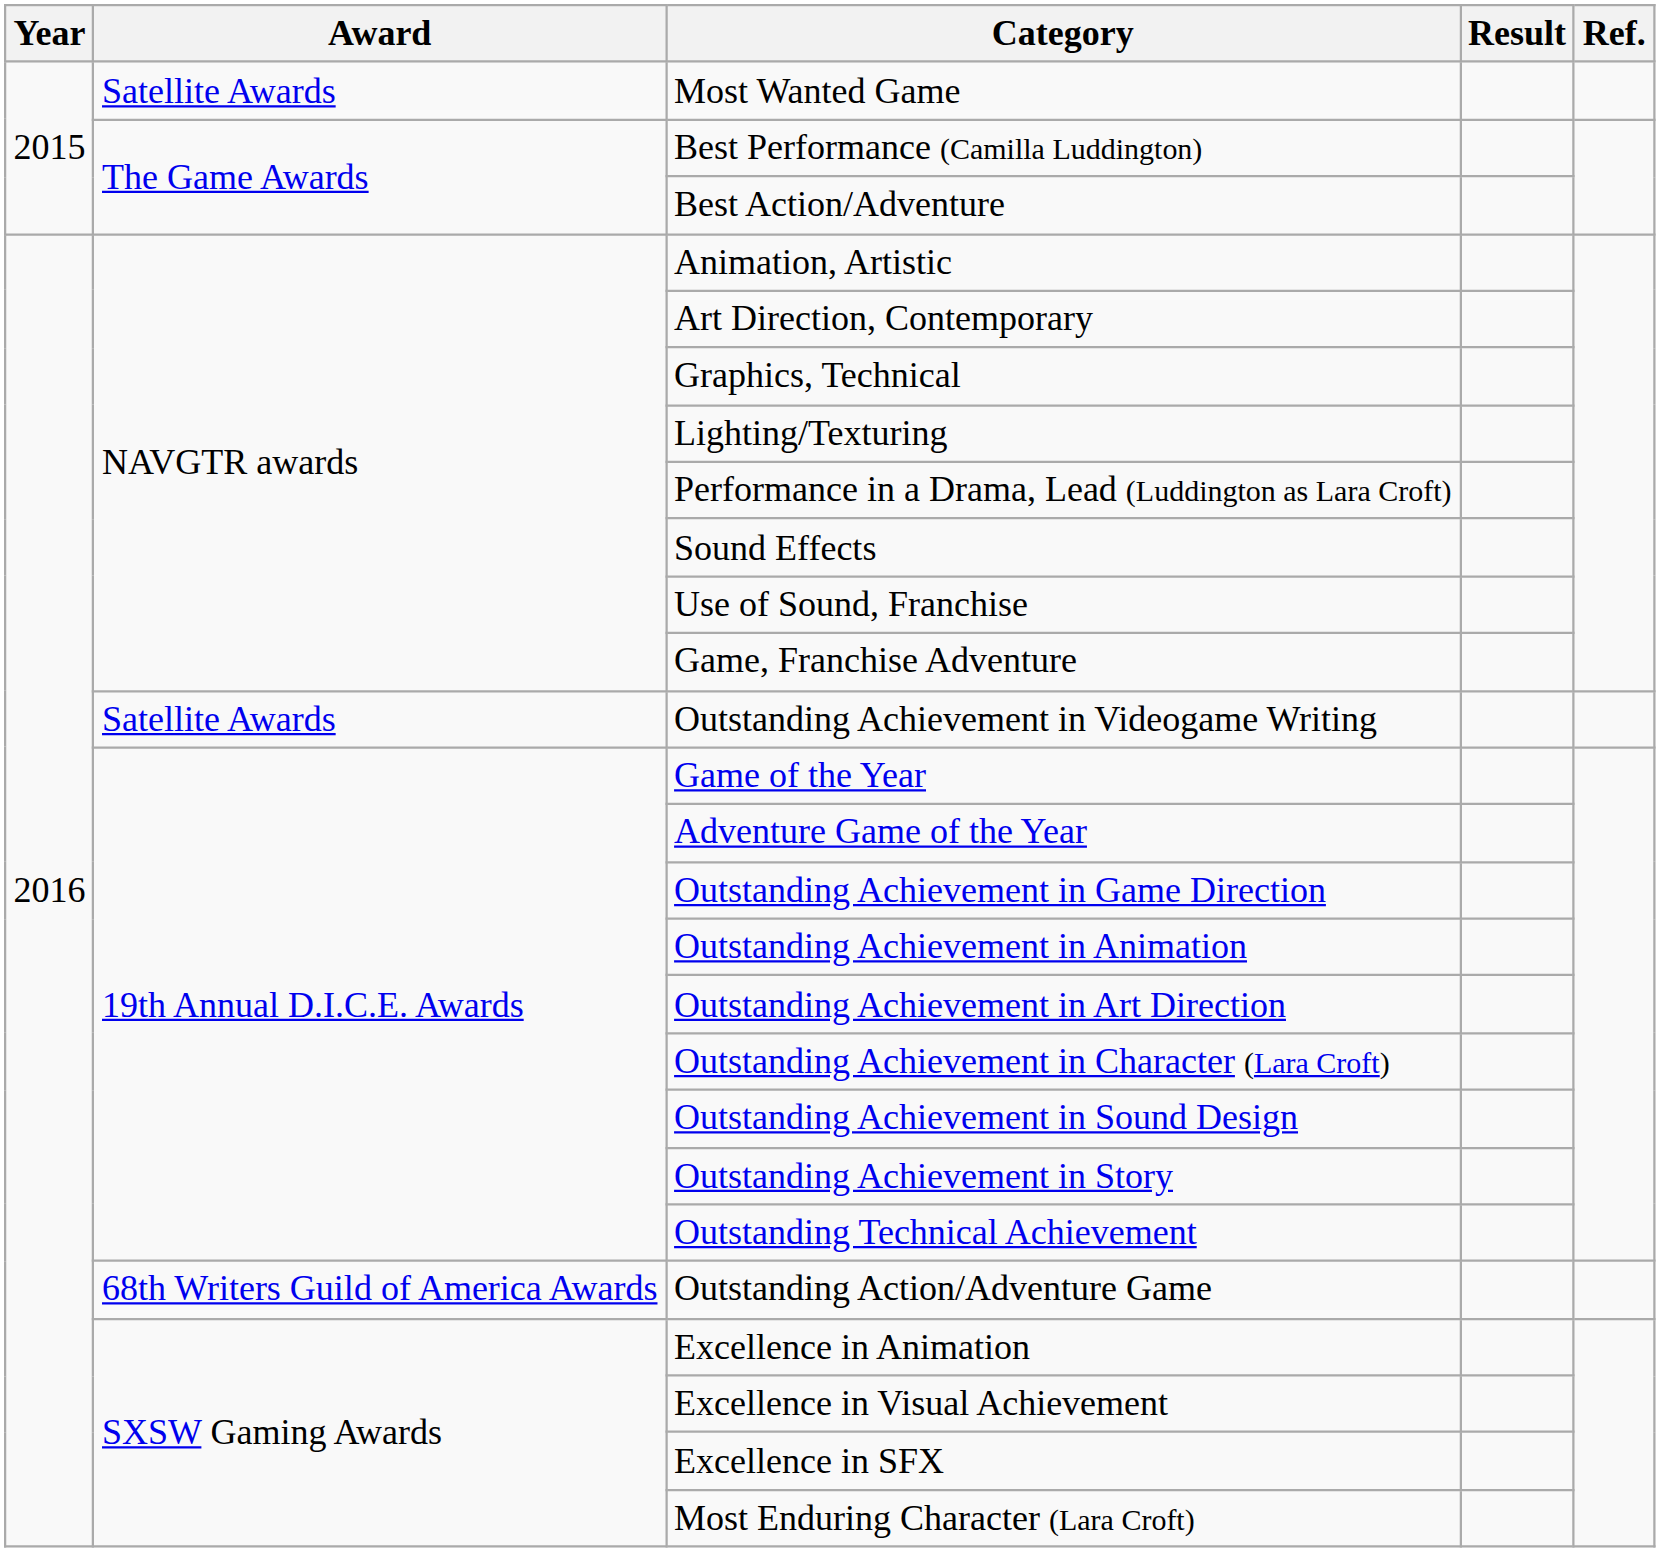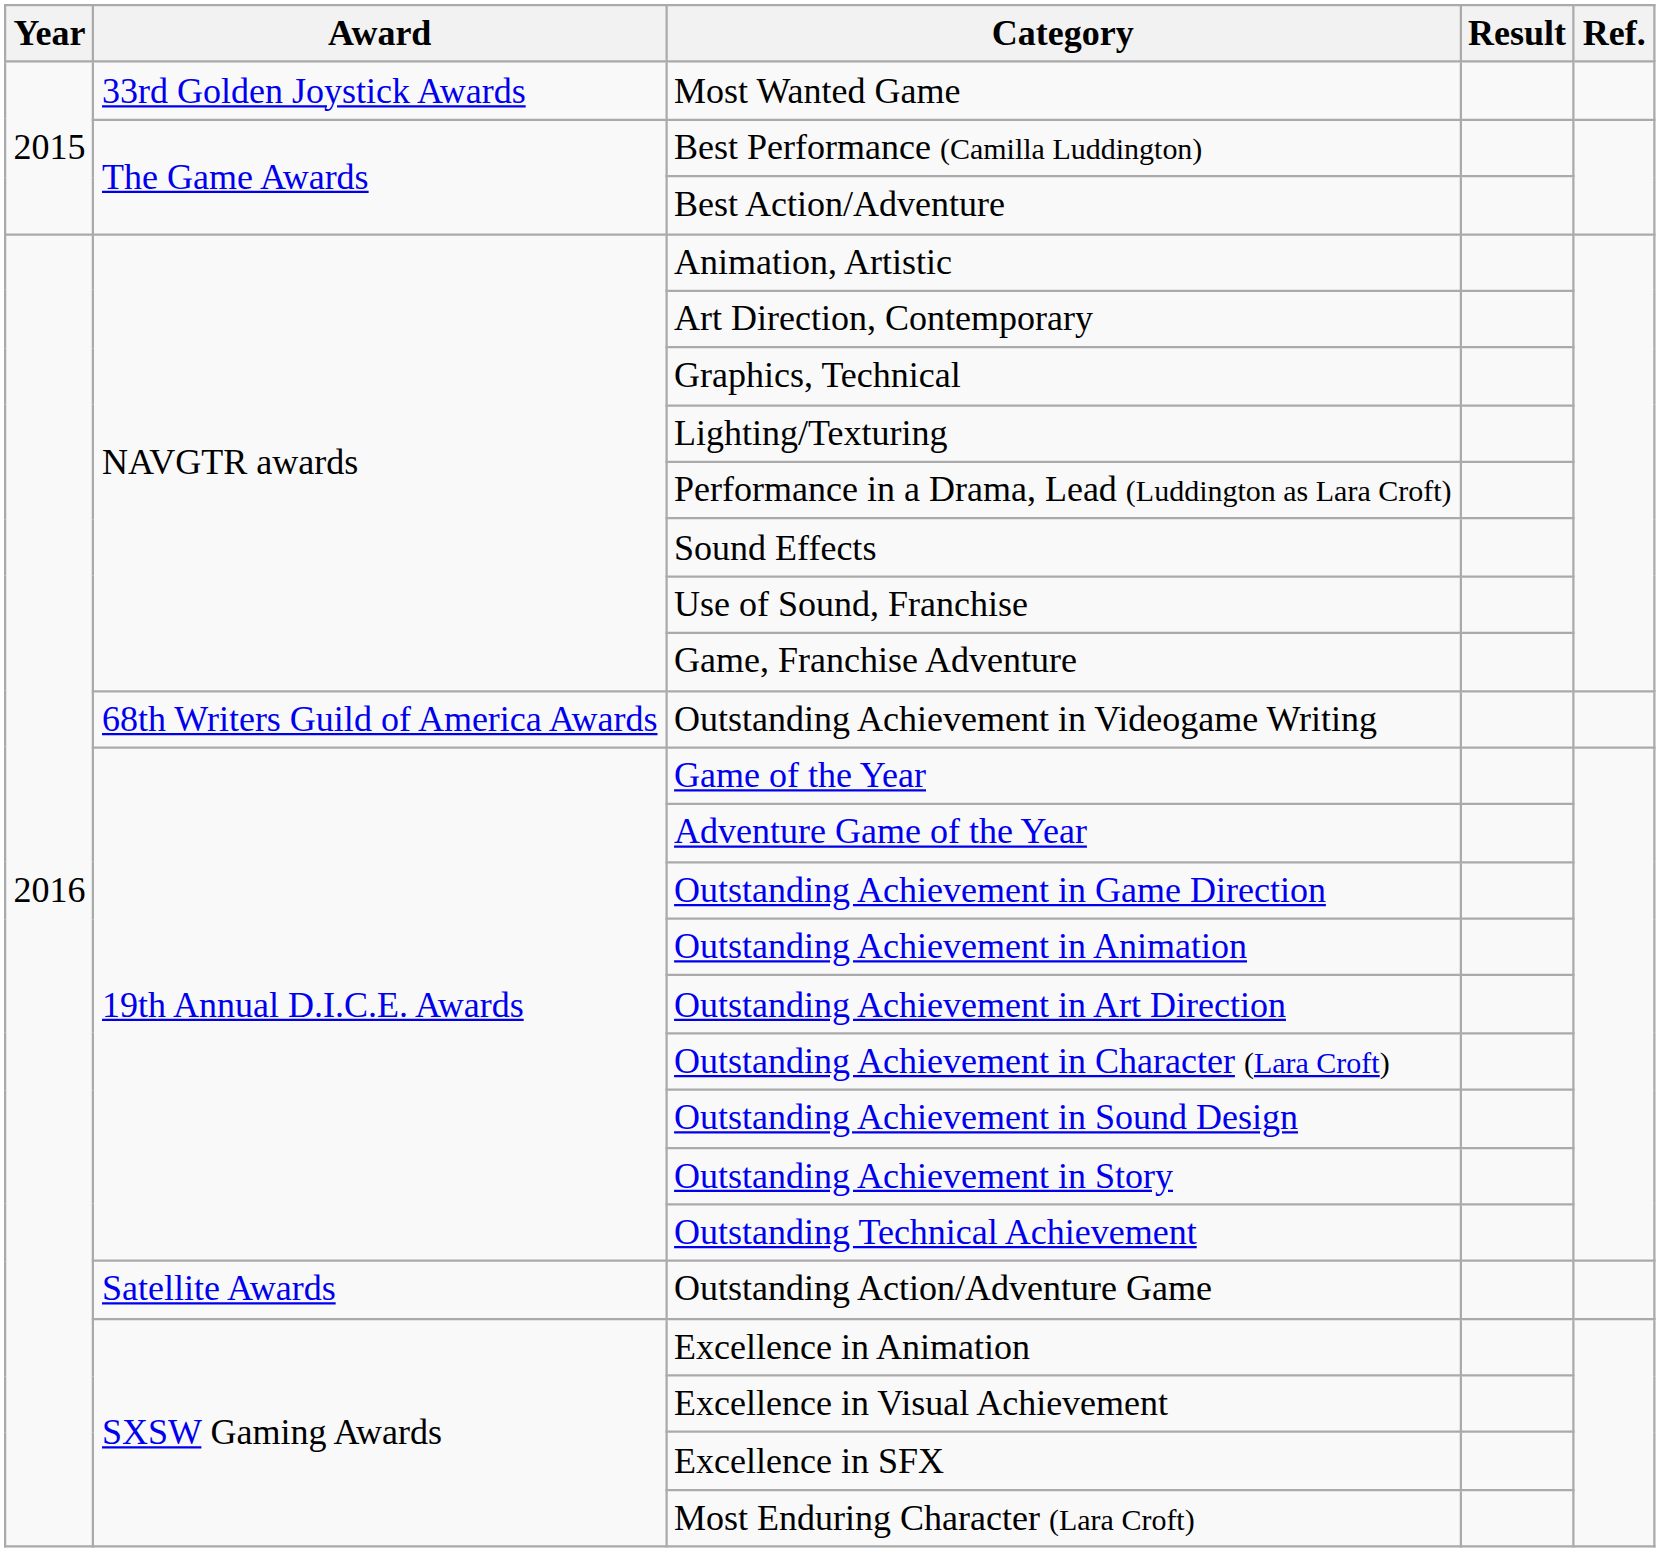(219, 90) Satellite Awards -> (314, 90) 33rd Golden Joystick Awards
(219, 718) Satellite Awards -> (380, 718) 68th Writers Guild of America Awards
(380, 1289) 68th Writers Guild of America Awards -> (219, 1289) Satellite Awards
